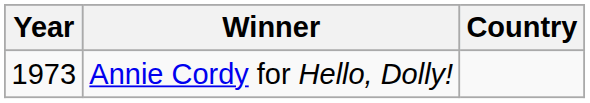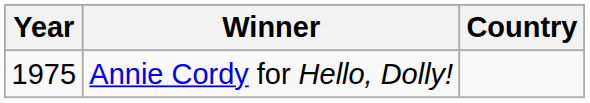(44, 73) 1973 -> (44, 73) 1975
